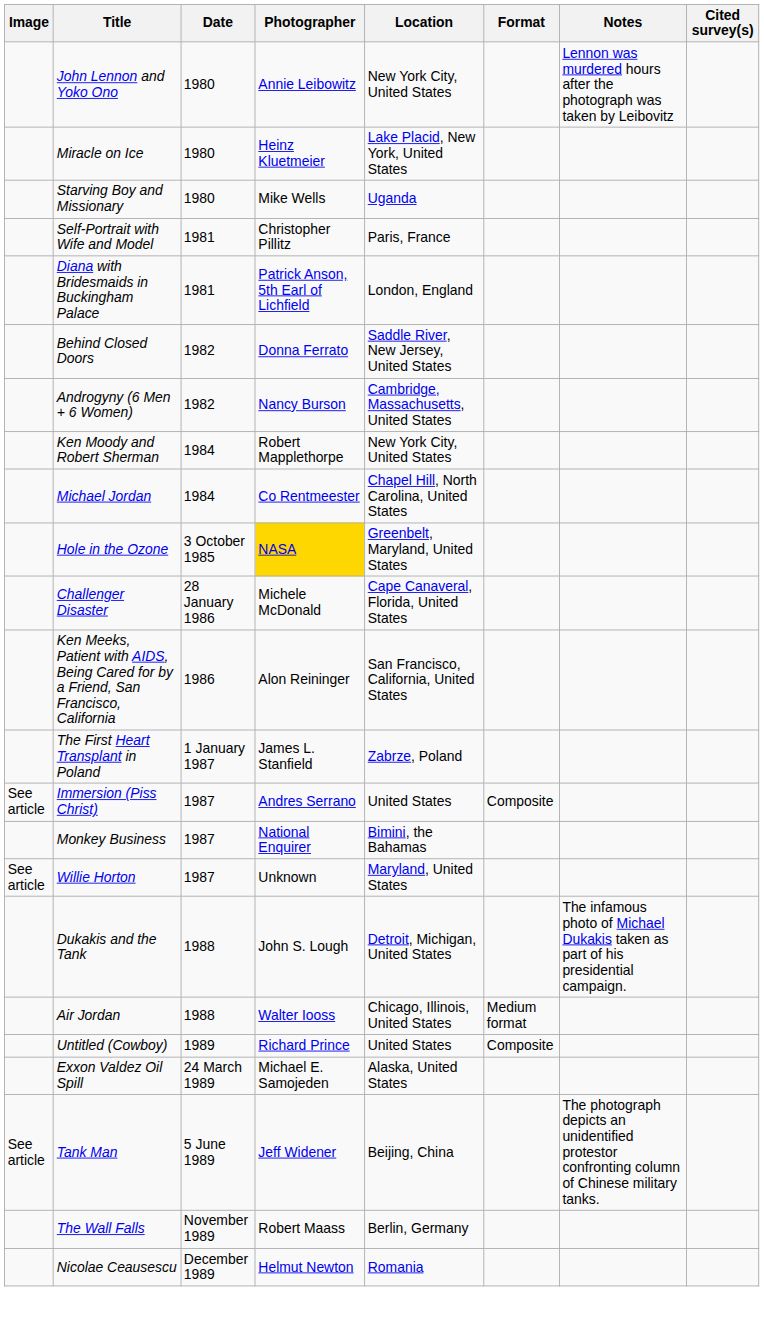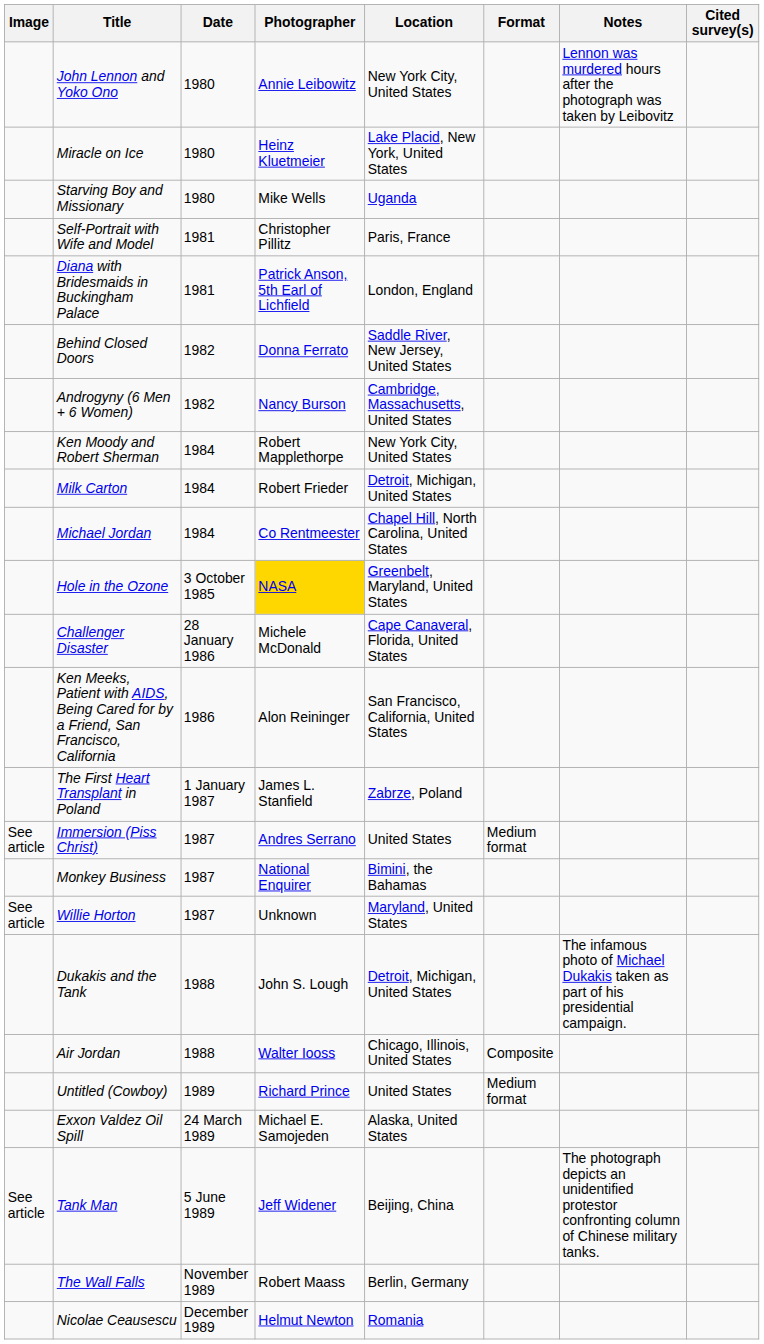+ row: (92, 488)
(520, 802) Composite -> (512, 839) Medium format
(512, 1015) Medium format -> (520, 1053) Composite
(520, 1045) Composite -> (512, 1091) Medium format
